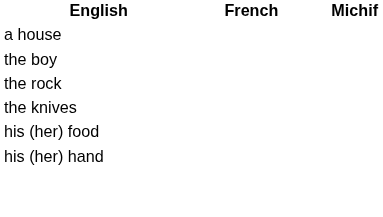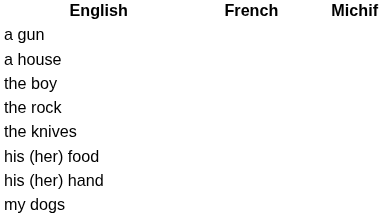+ row: (24, 35)
+ row: (35, 205)
